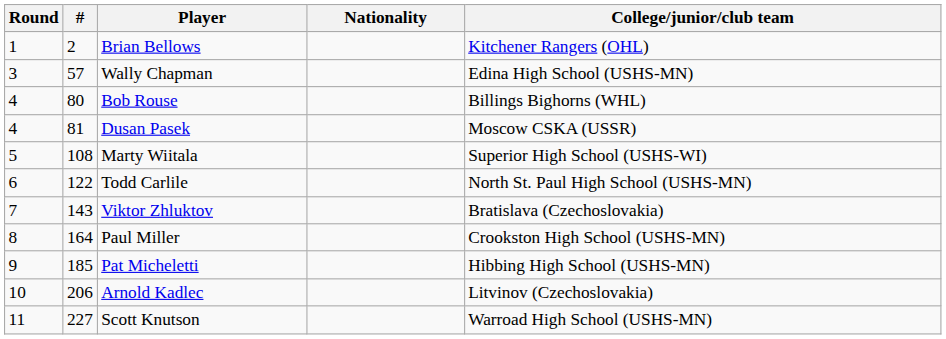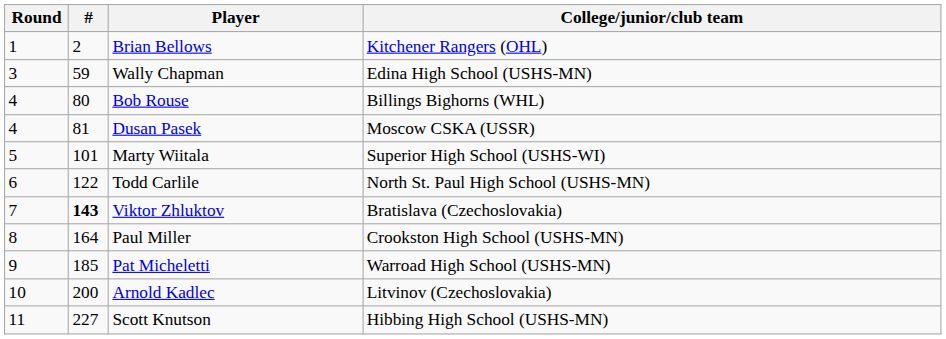- column: (386, 18)
(76, 73) 57 -> (81, 73) 59
(80, 155) 108 -> (85, 155) 101
(80, 210) normal -> (85, 210) bold
(589, 264) Hibbing High School (USHS-MN) -> (489, 264) Warroad High School (USHS-MN)
(80, 292) 206 -> (85, 292) 200
(590, 319) Warroad High School (USHS-MN) -> (487, 319) Hibbing High School (USHS-MN)
